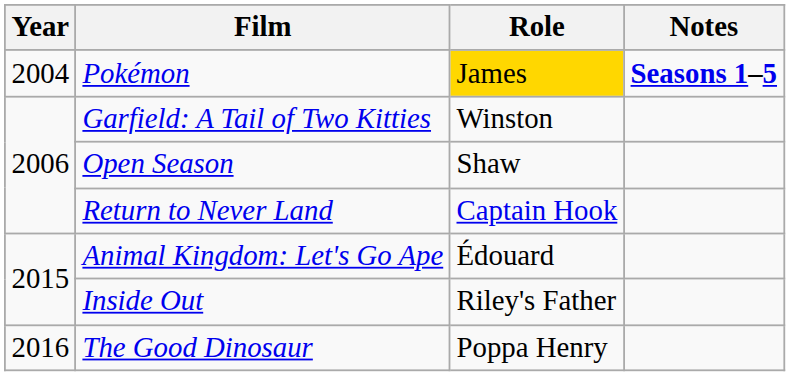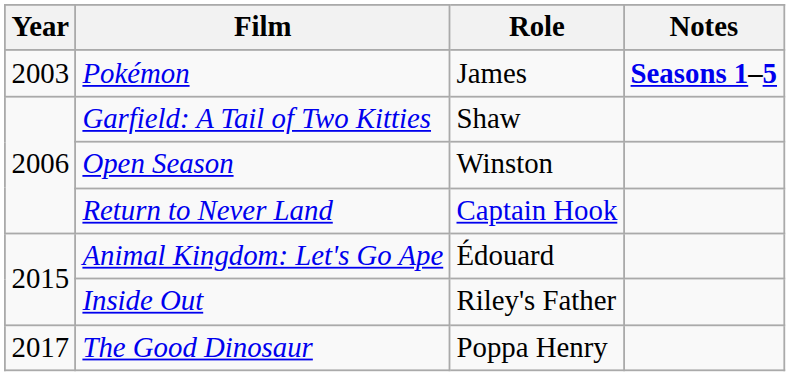(40, 73) 2004 -> (40, 73) 2003
(492, 73) gold background -> (492, 73) no background
(505, 118) Winston -> (489, 118) Shaw
(489, 164) Shaw -> (505, 164) Winston
(40, 347) 2016 -> (40, 347) 2017
